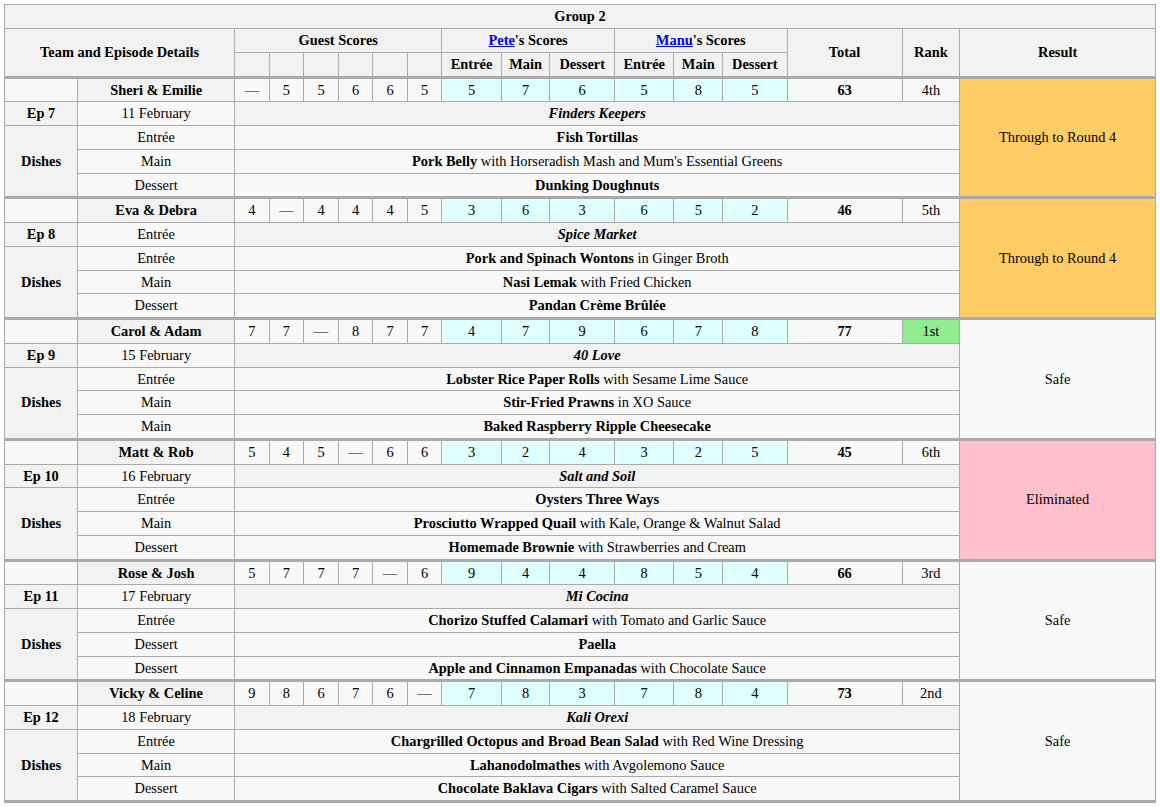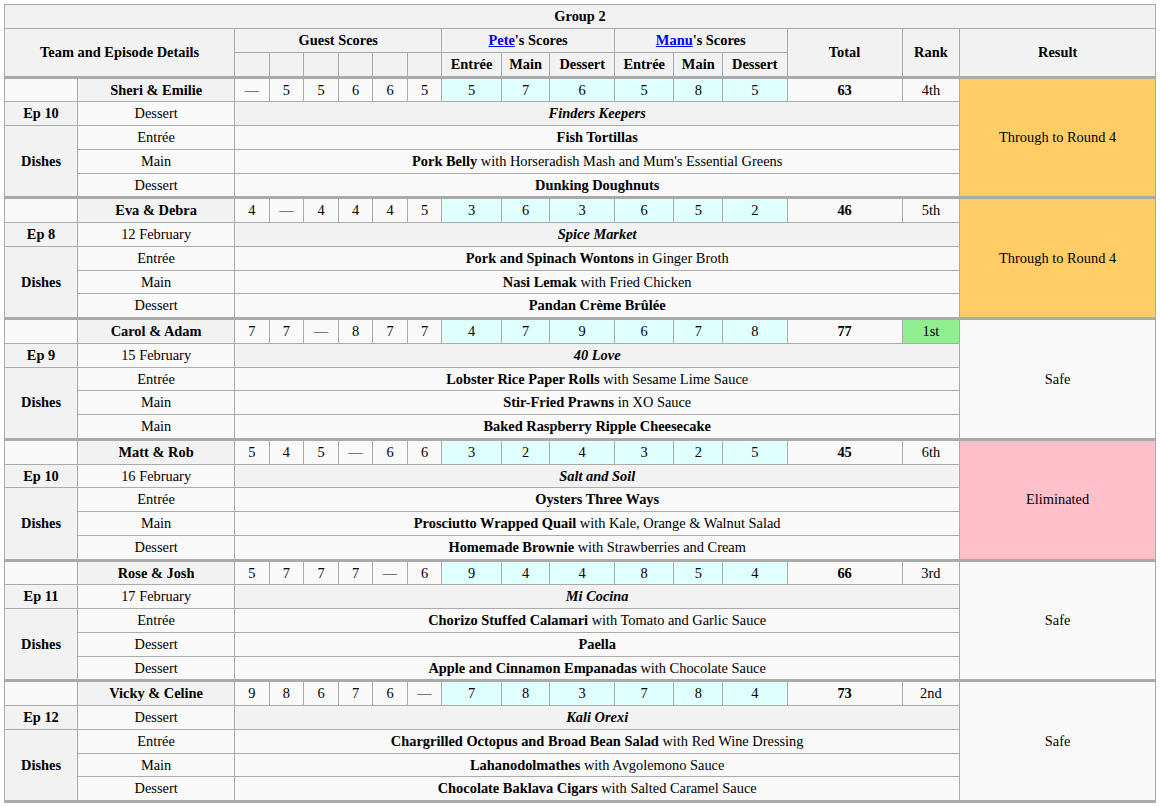(41, 113) Ep 7 -> (41, 113) Ep 10
(156, 113) 11 February -> (156, 113) Dessert
(156, 234) Entrée -> (156, 234) 12 February
(156, 717) 18 February -> (156, 717) Dessert
